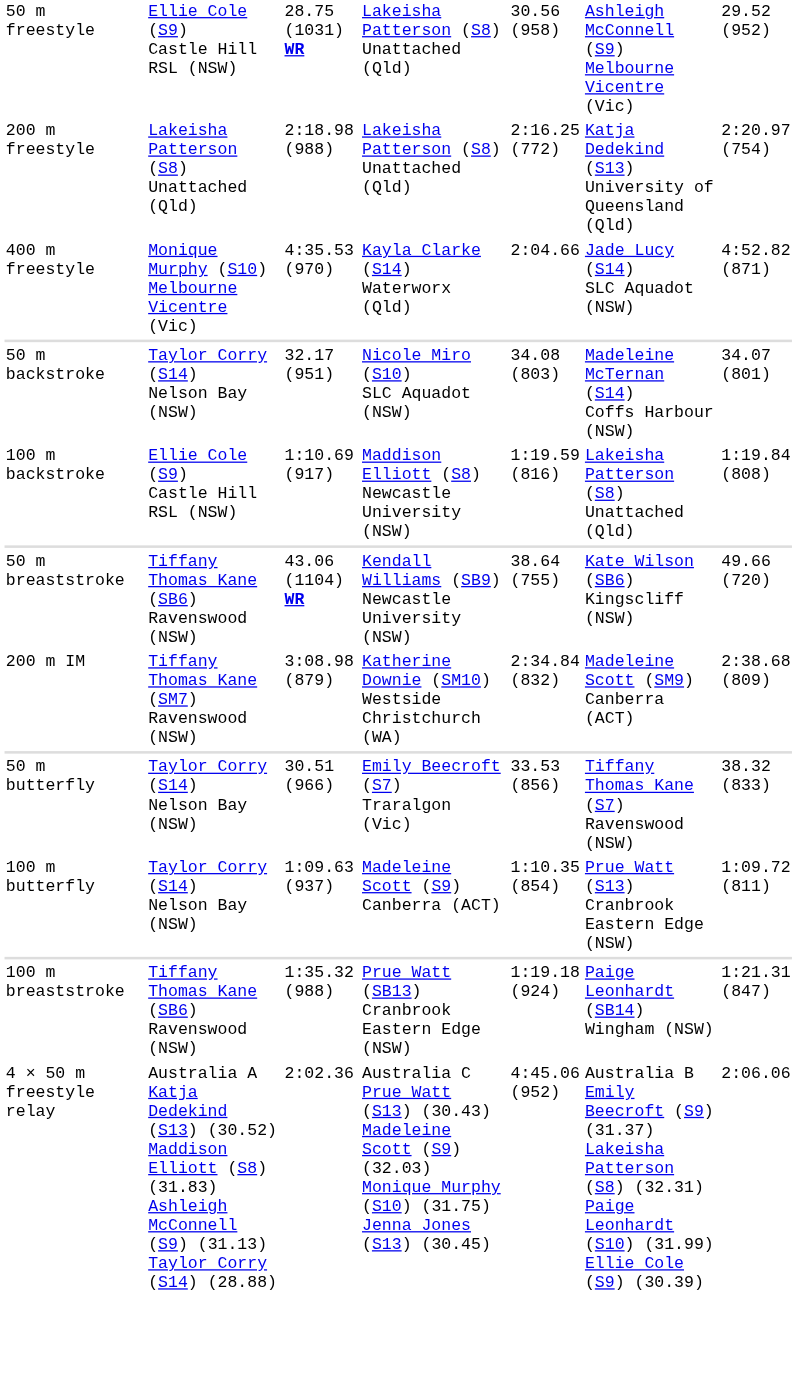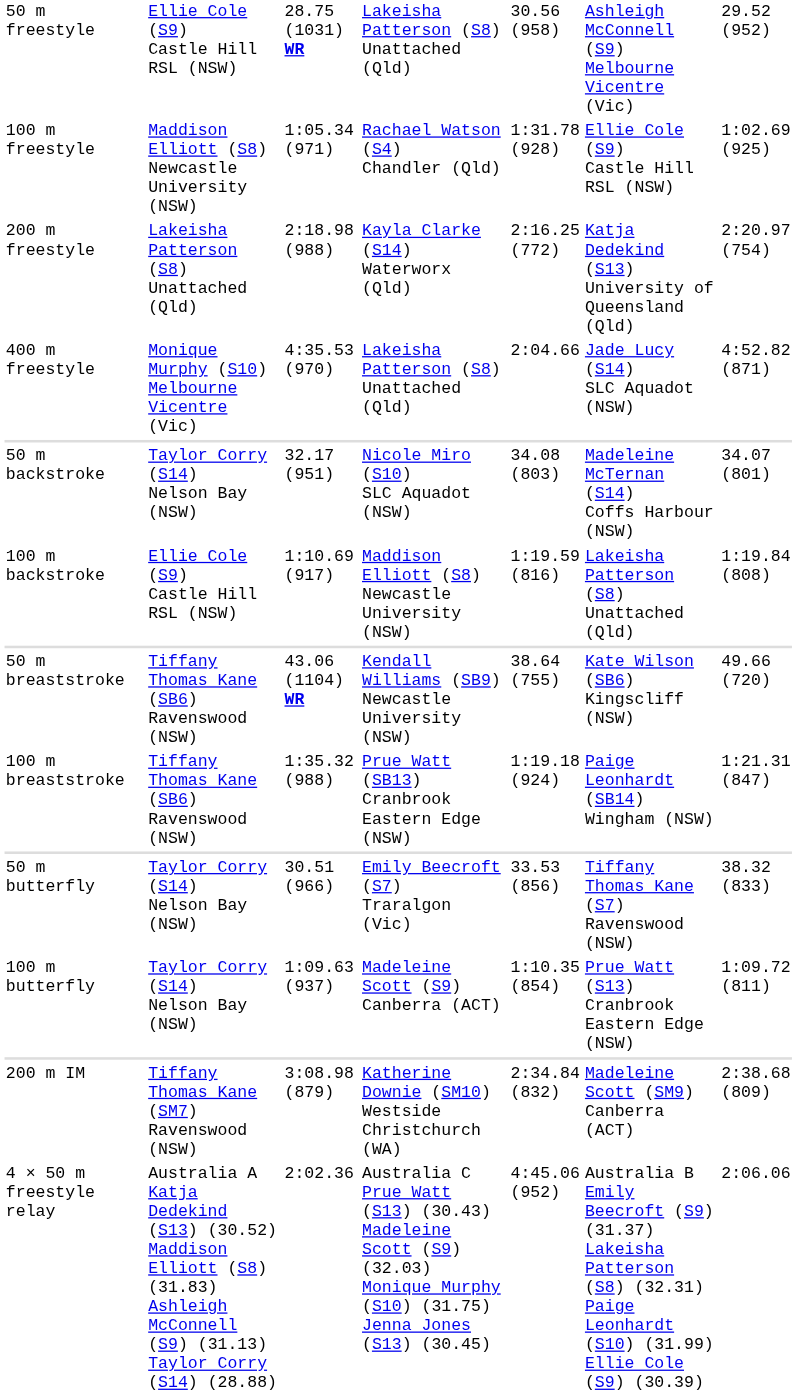+ row: (50, 140)
(431, 159) Lakeisha Patterson (S8) Unattached (Qld) -> (421, 260) Kayla Clarke (S14) Waterworx (Qld)
(421, 279) Kayla Clarke (S14) Waterworx (Qld) -> (431, 379) Lakeisha Patterson (S8) Unattached (Qld)
rows swapped: (65, 982) <-> (45, 662)
